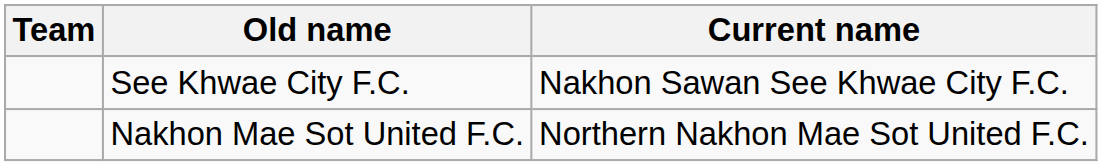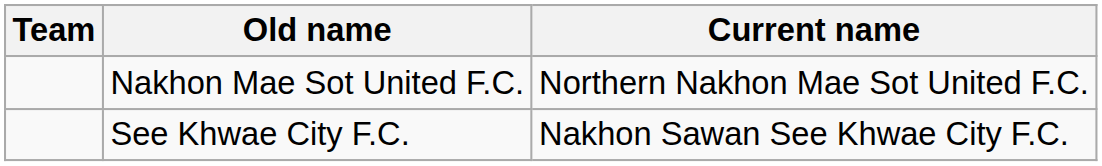rows swapped: (260, 82) <-> (317, 133)
